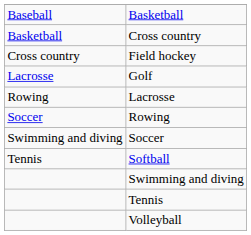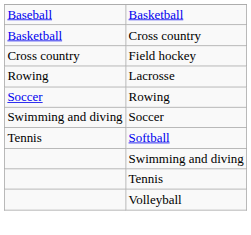- row: (140, 76)
